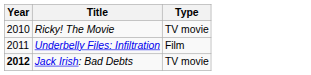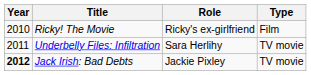+ column: (210, 12)
(187, 29) TV movie -> (269, 29) Film
(175, 45) Film -> (281, 45) TV movie
